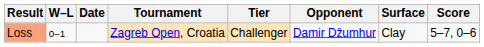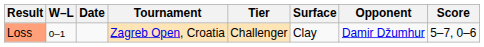columns swapped: (403, 13) <-> (334, 13)
